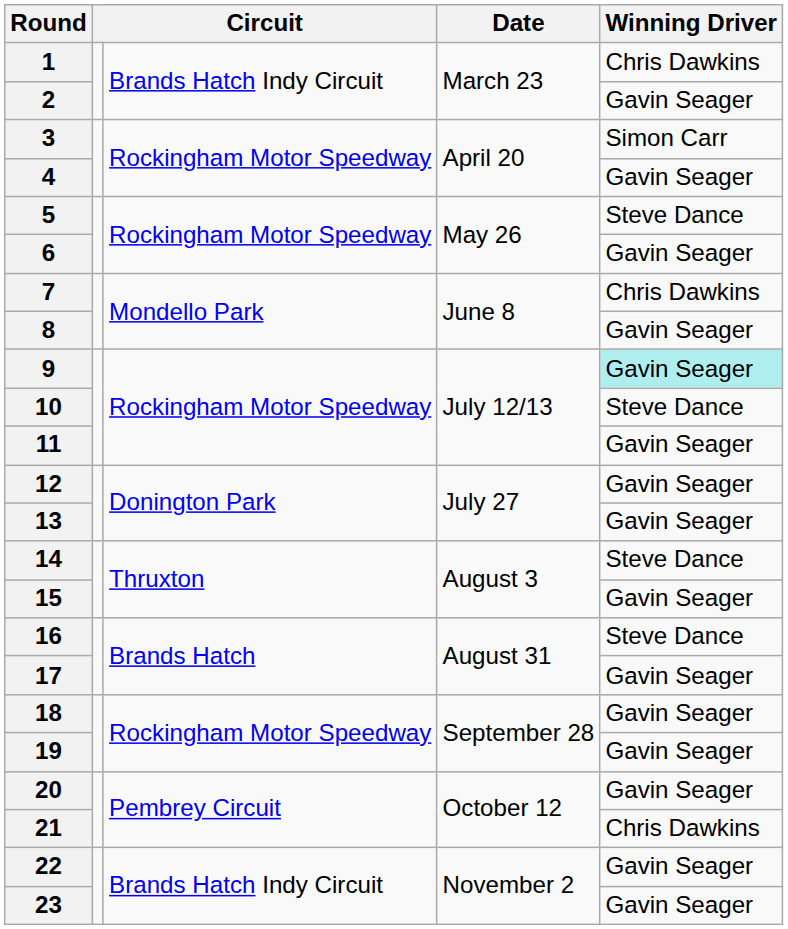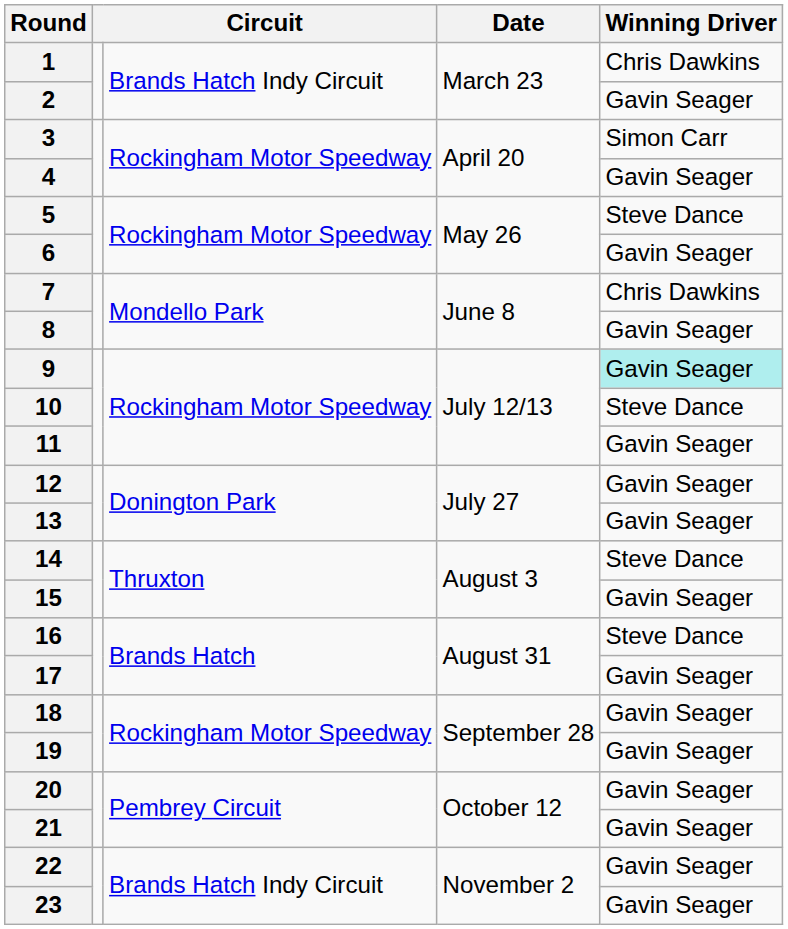(683, 828) Chris Dawkins -> (679, 828) Gavin Seager
